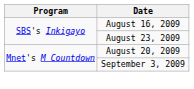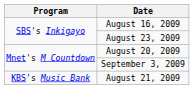+ row: (143, 78)
